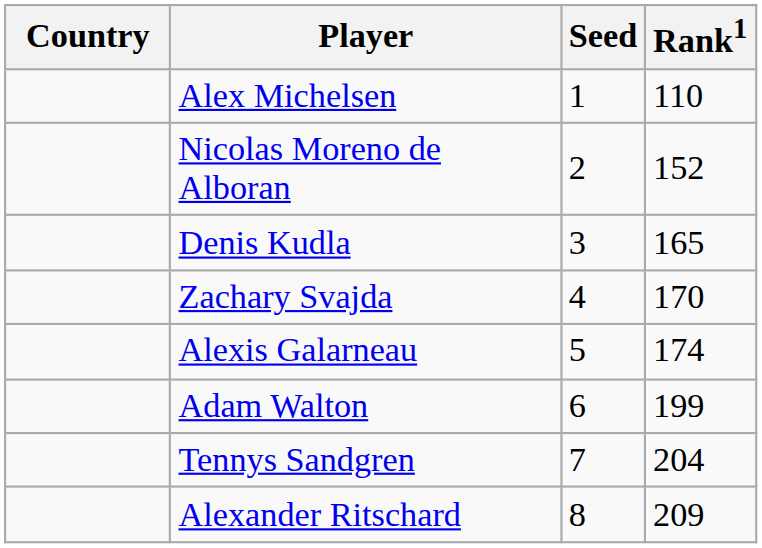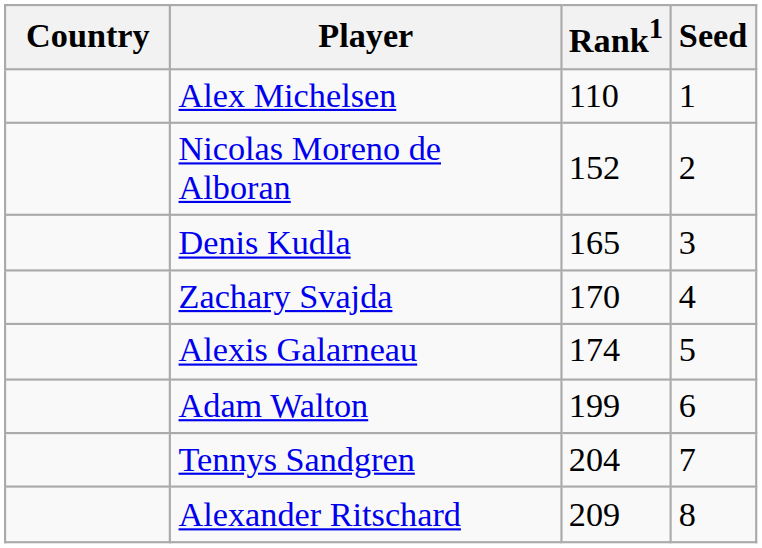columns swapped: (700, 36) <-> (603, 36)
